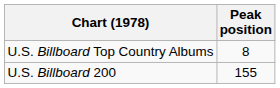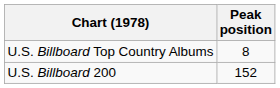(246, 72) 155 -> (246, 72) 152
